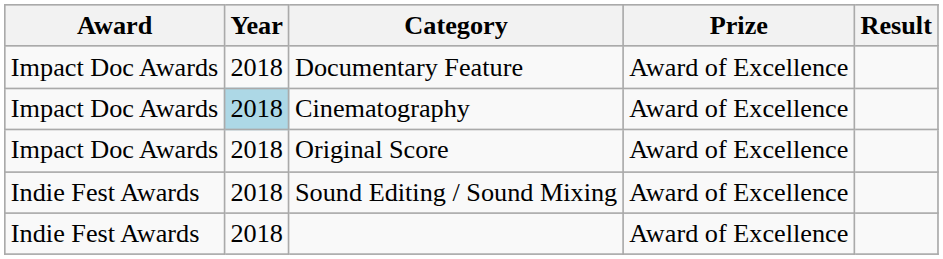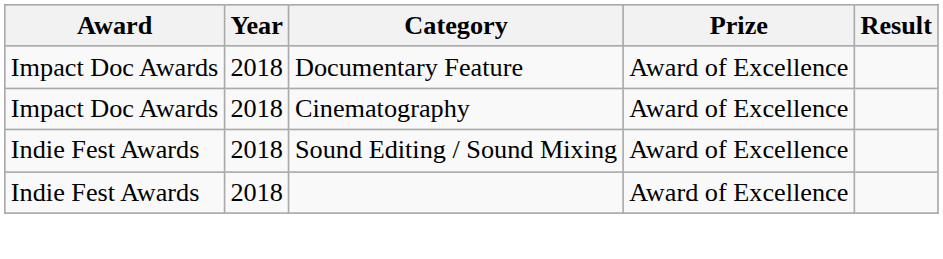(257, 108) lightblue background -> (257, 108) no background
- row: (372, 150)
